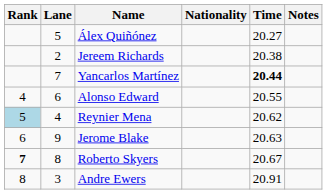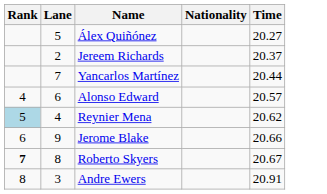- column: (303, 14)
(267, 55) 20.38 -> (267, 55) 20.37
(267, 76) bold -> (267, 76) normal
(267, 96) 20.55 -> (267, 96) 20.57
(267, 138) 20.63 -> (267, 138) 20.66
